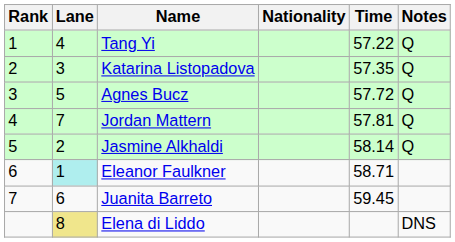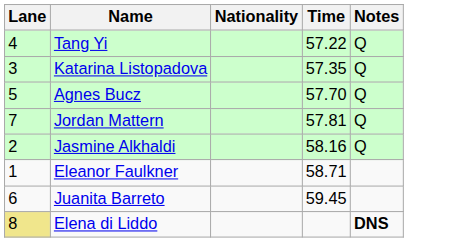- column: (28, 17)
(374, 95) 57.72 -> (326, 95) 57.70
(374, 146) 58.14 -> (326, 146) 58.16
(60, 172) paleturquoise background -> (13, 172) no background
(419, 224) normal -> (371, 224) bold
